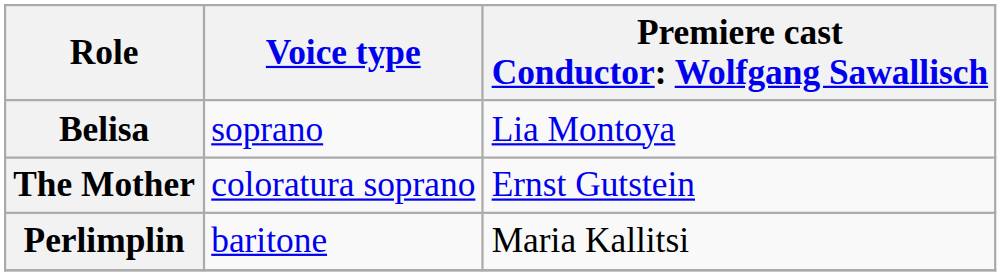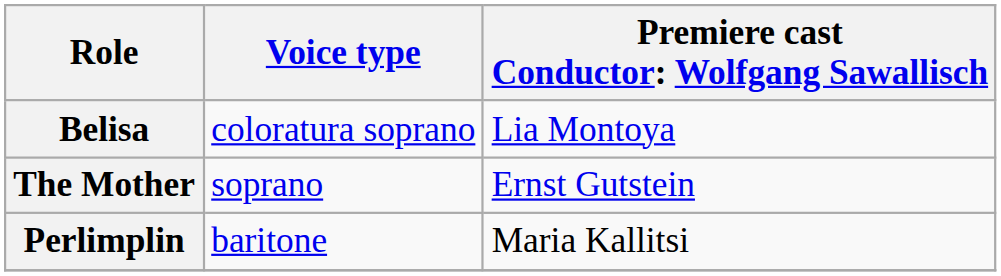(267, 128) soprano -> (343, 128) coloratura soprano
(343, 184) coloratura soprano -> (267, 184) soprano
